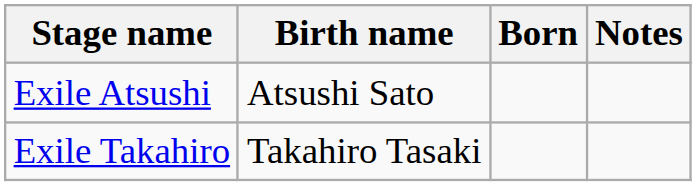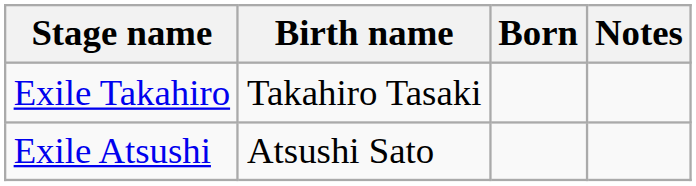rows swapped: (112, 92) <-> (122, 150)
